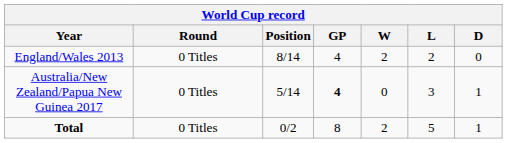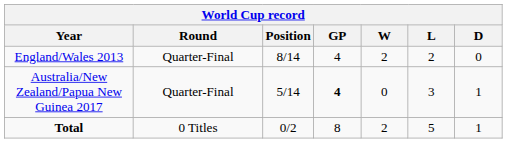(198, 56) 0 Titles -> (198, 56) Quarter-Final
(198, 92) 0 Titles -> (198, 92) Quarter-Final
